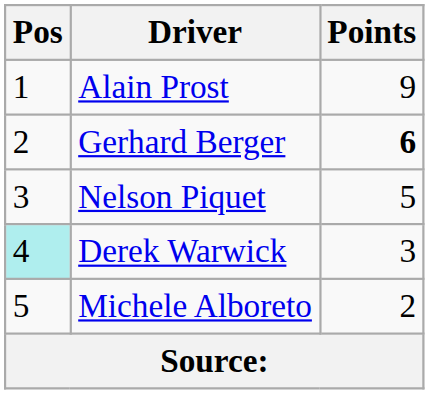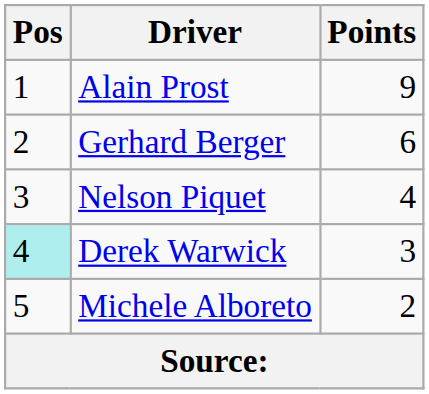(408, 141) bold -> (408, 141) normal
(408, 196) 5 -> (408, 196) 4
